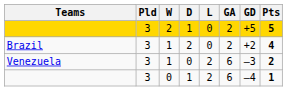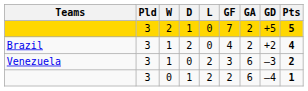+ column: (230, 13)
